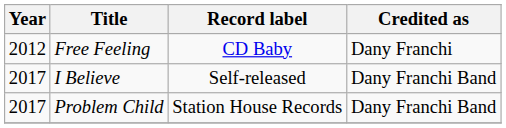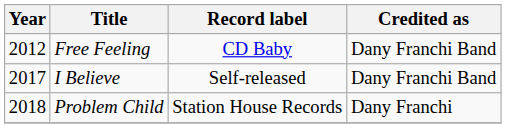(402, 48) Dany Franchi -> (424, 48) Dany Franchi Band
(27, 107) 2017 -> (27, 107) 2018
(424, 107) Dany Franchi Band -> (402, 107) Dany Franchi
